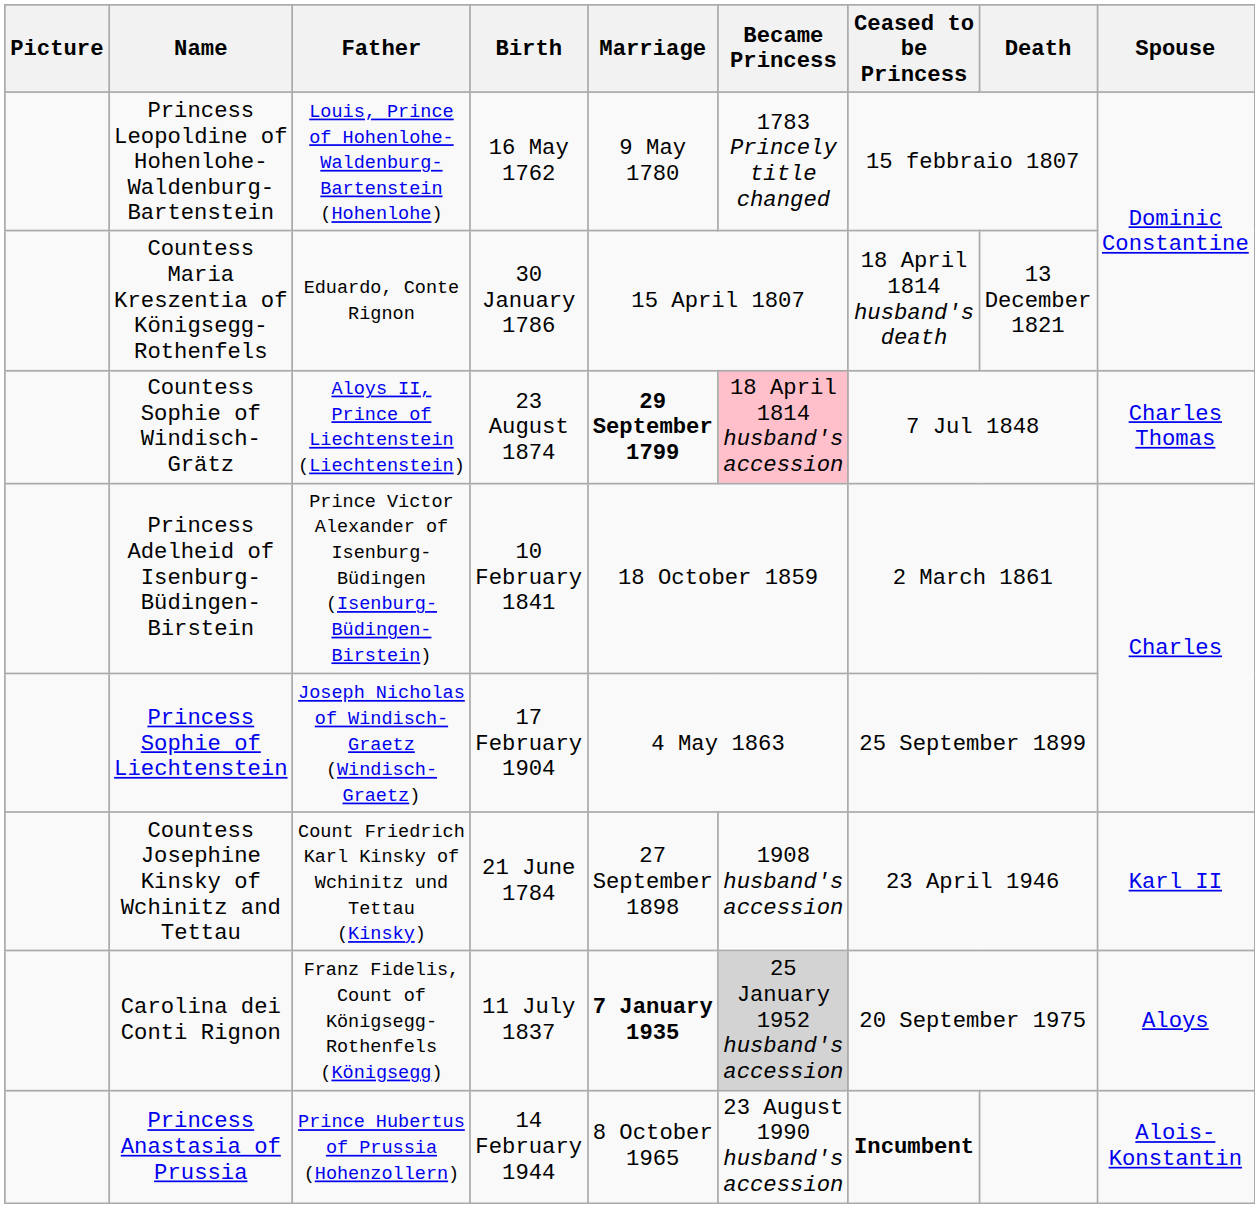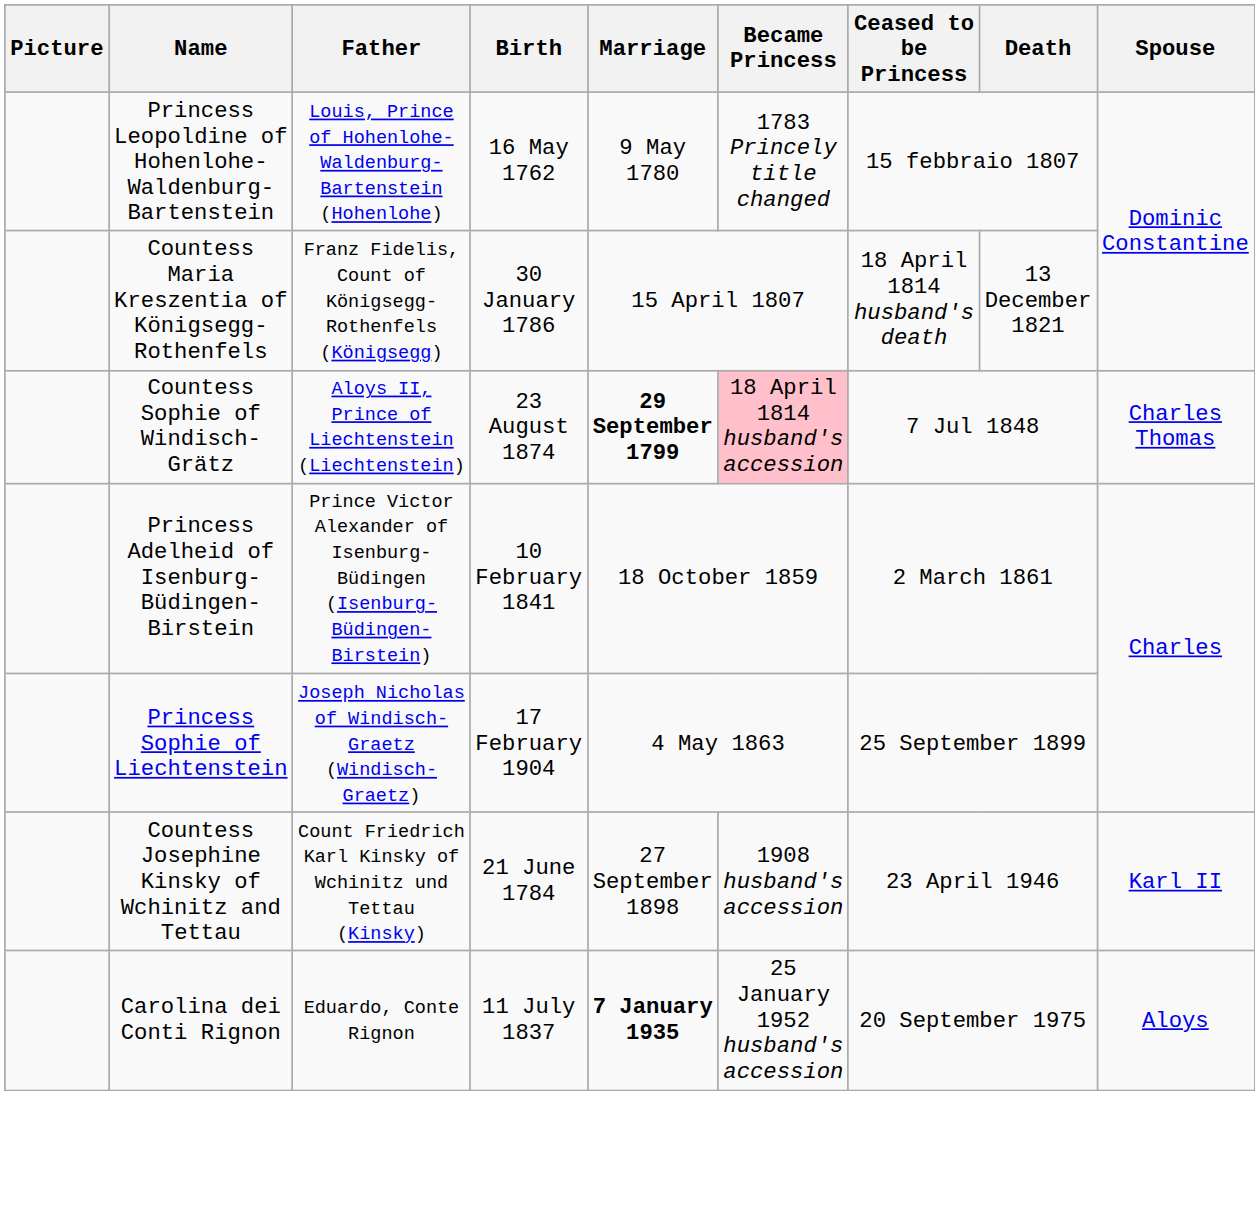(381, 301) Eduardo, Conte Rignon -> (381, 301) Franz Fidelis, Count of Königsegg-Rothenfels (Königsegg)
(381, 1021) Franz Fidelis, Count of Königsegg-Rothenfels (Königsegg) -> (381, 1021) Eduardo, Conte Rignon
(783, 1020) lightgrey background -> (783, 1020) no background
- row: (201, 1146)
